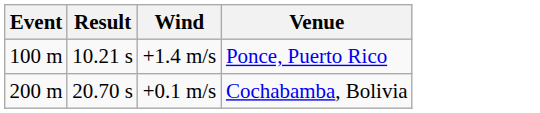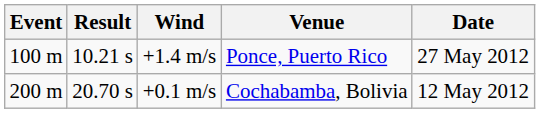+ column: (473, 21)
